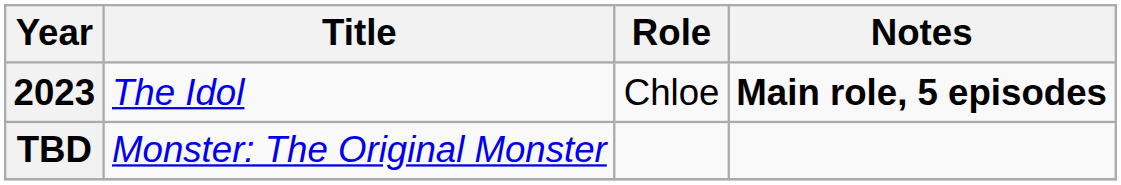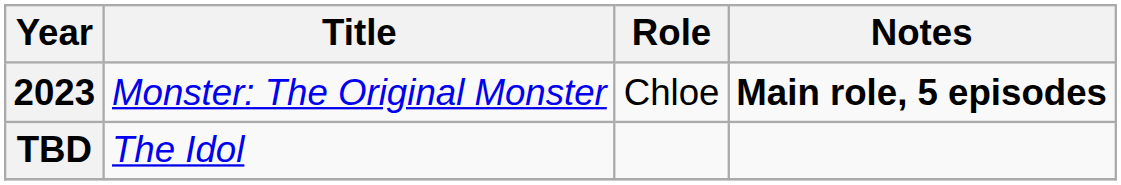(178, 91) The Idol -> (359, 91) Monster: The Original Monster
(359, 149) Monster: The Original Monster -> (178, 149) The Idol
